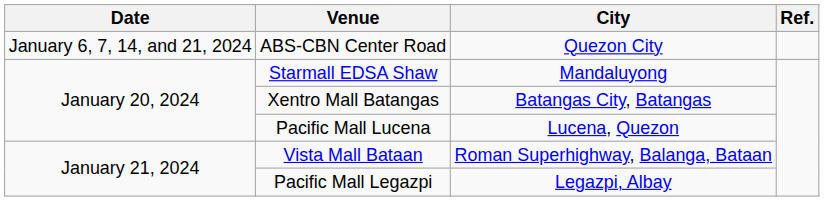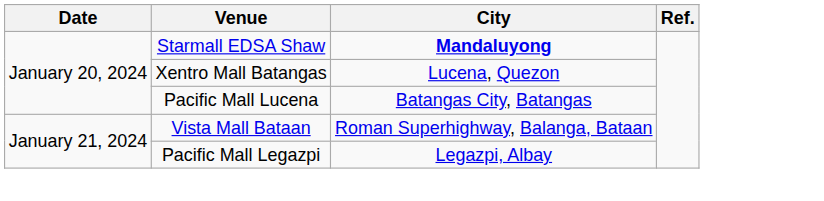- row: (353, 46)
(613, 73) normal -> (494, 46) bold
(613, 100) Batangas City, Batangas -> (494, 73) Lucena, Quezon
(613, 127) Lucena, Quezon -> (494, 100) Batangas City, Batangas
